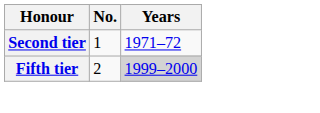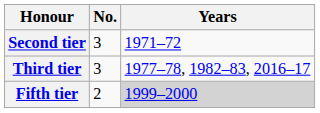(97, 42) 1 -> (97, 42) 3
+ row: (47, 68)
